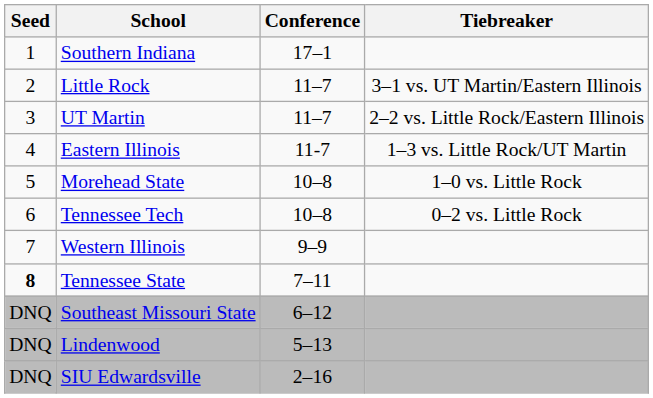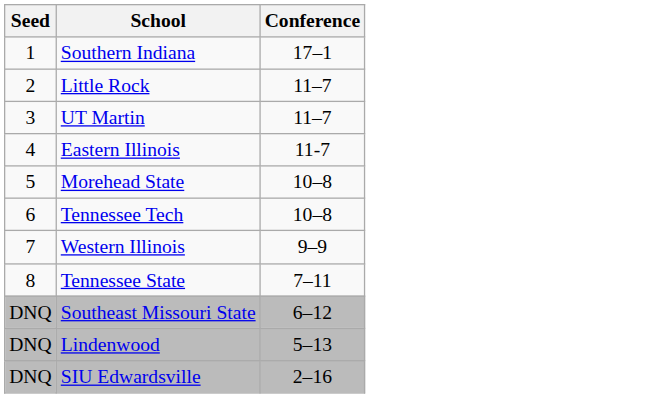- column: (507, 20)
(30, 279) bold -> (30, 279) normal
